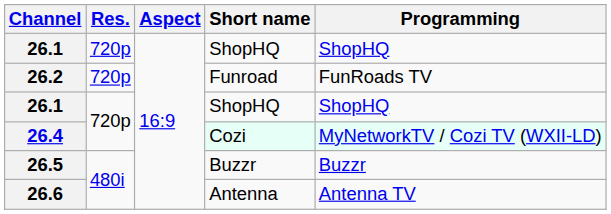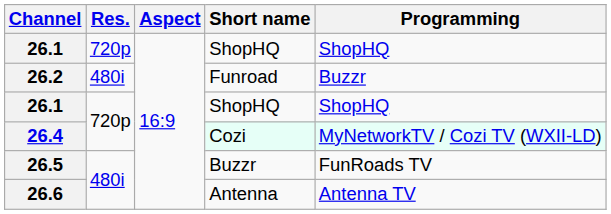(110, 77) 720p -> (107, 77) 480i
(375, 77) FunRoads TV -> (342, 77) Buzzr
(342, 164) Buzzr -> (375, 164) FunRoads TV
